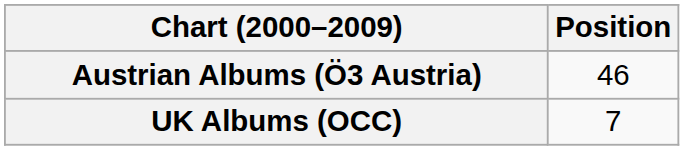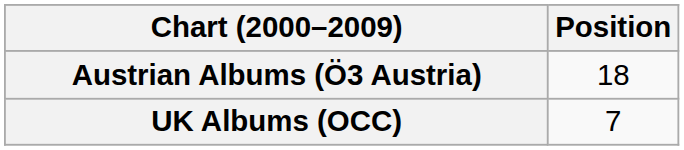(613, 74) 46 -> (613, 74) 18
